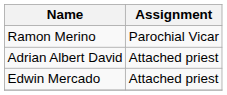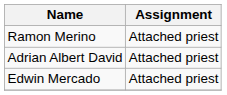(174, 36) Parochial Vicar -> (174, 36) Attached priest
